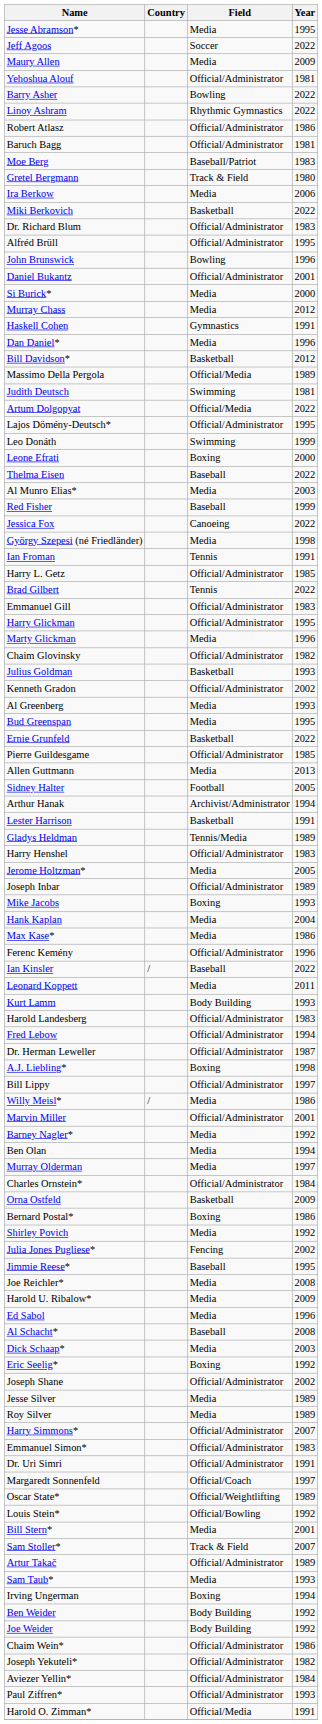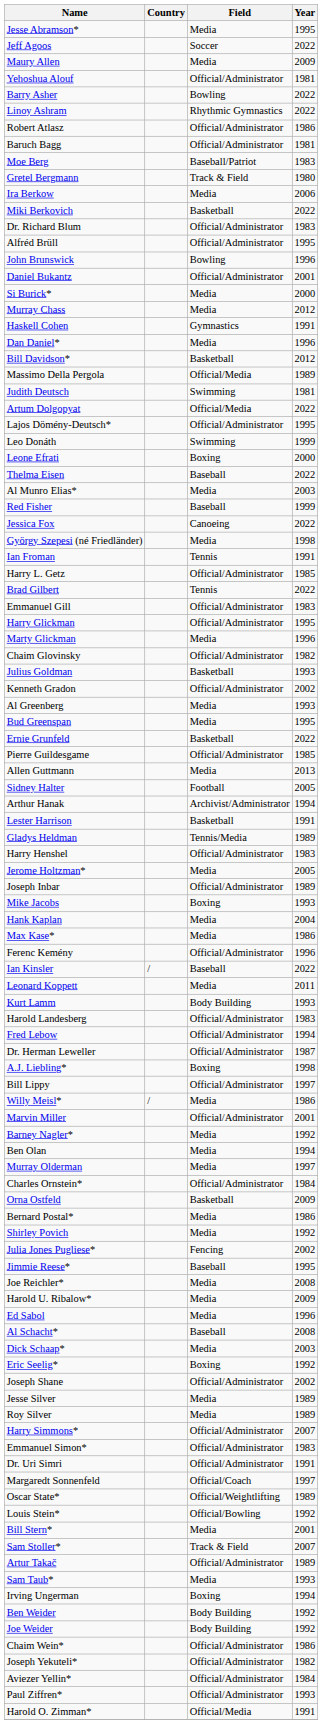(205, 1216) Boxing -> (203, 1216) Media
